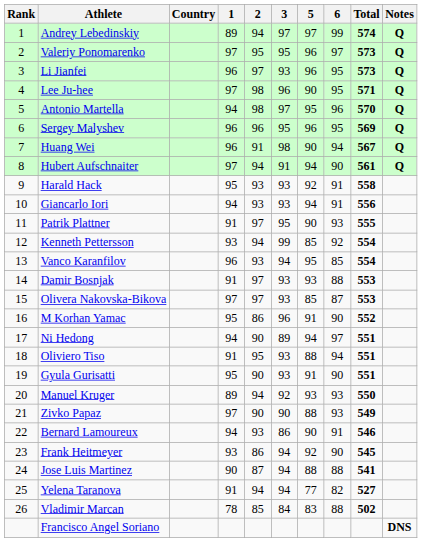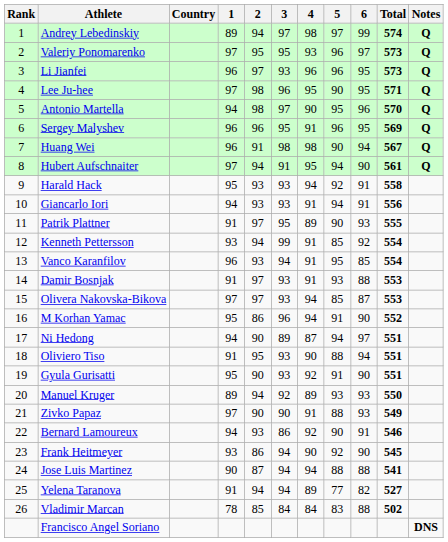+ column: (311, 14)
